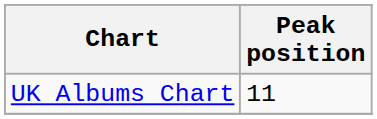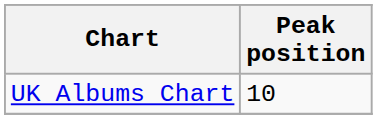(261, 94) 11 -> (261, 94) 10
